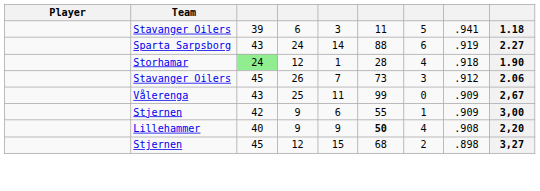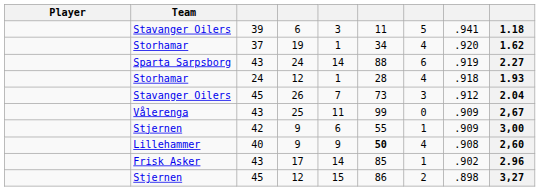+ row: (161, 46)
(257, 62) lightgreen background -> (257, 79) no background
(512, 62) 1.90 -> (512, 79) 1.93
(512, 79) 2.06 -> (512, 95) 2.04
(512, 128) 2,20 -> (512, 145) 2,60
+ row: (167, 161)
(381, 145) 68 -> (381, 178) 86
